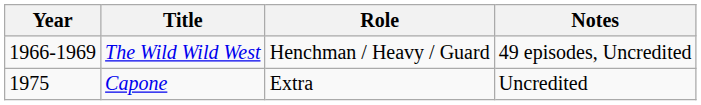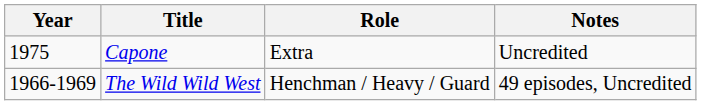rows swapped: (183, 52) <-> (136, 83)
